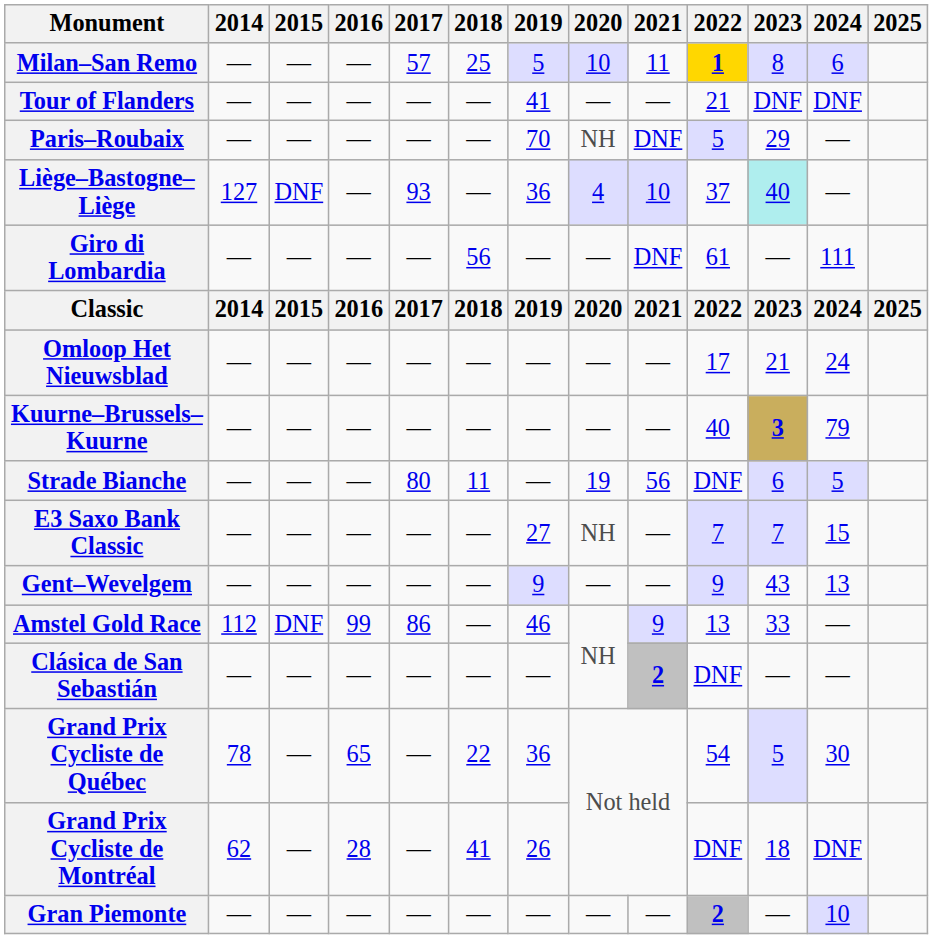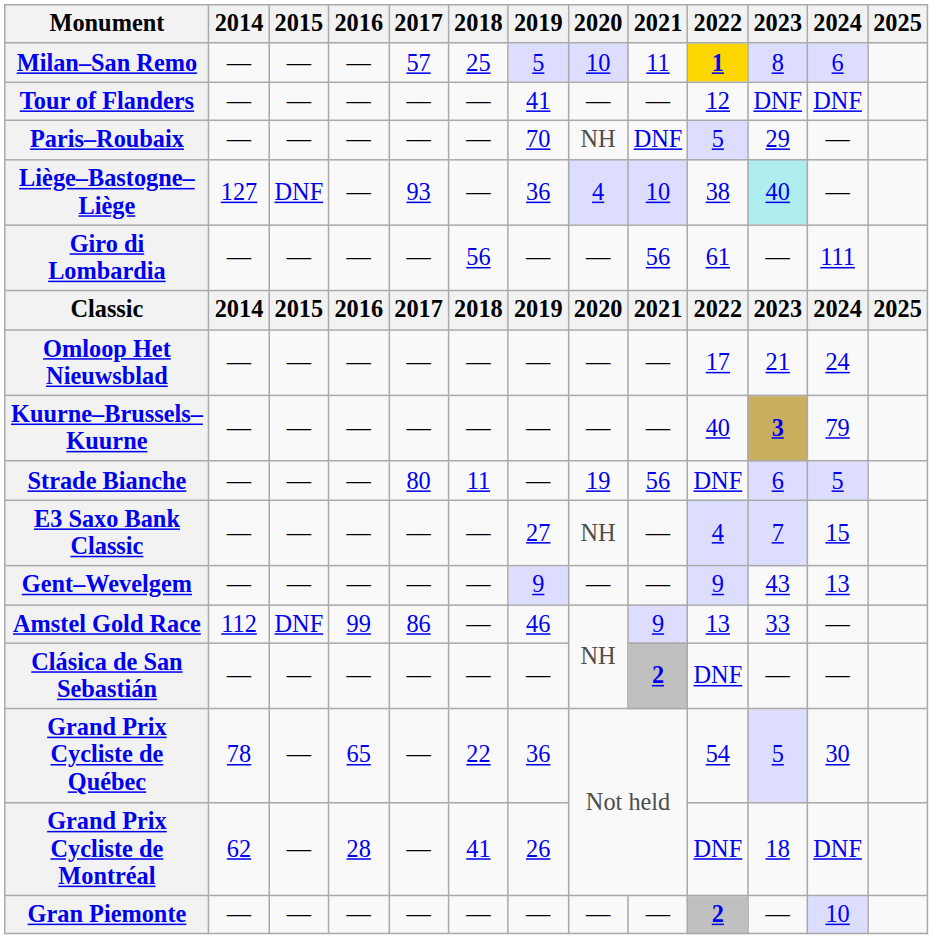(718, 100) 21 -> (718, 100) 12
(718, 191) 37 -> (718, 191) 38
(658, 257) DNF -> (658, 257) 56
(718, 532) 7 -> (718, 532) 4
